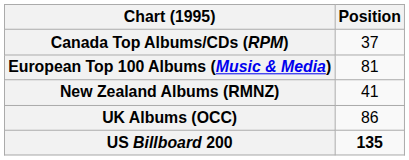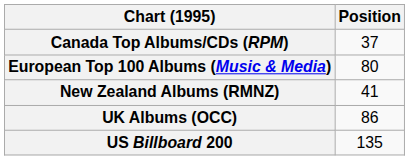(370, 67) 81 -> (370, 67) 80
(370, 142) bold -> (370, 142) normal
